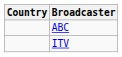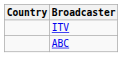rows swapped: (60, 44) <-> (60, 28)
